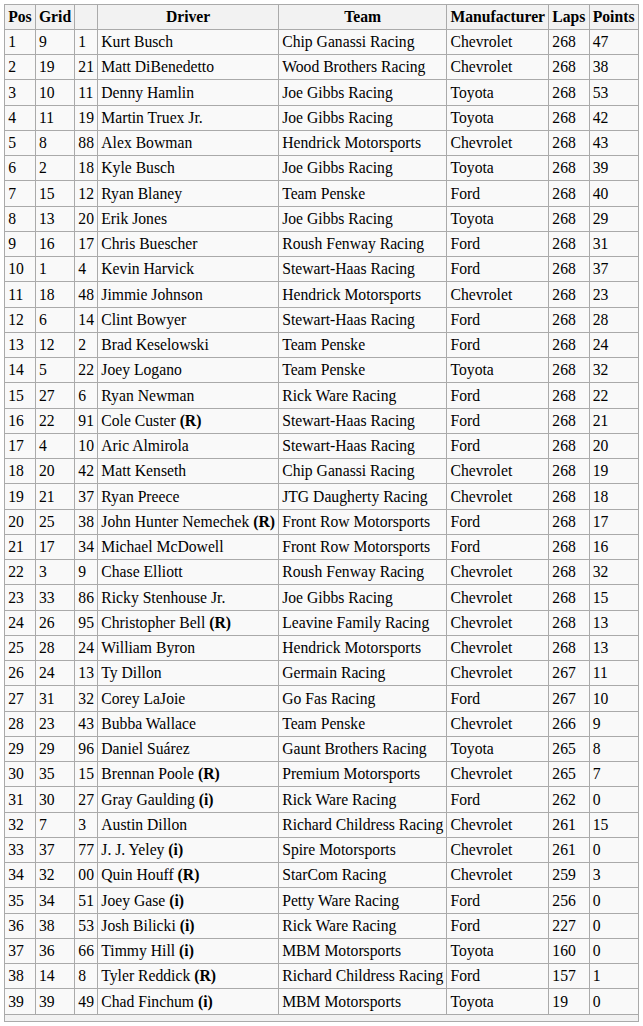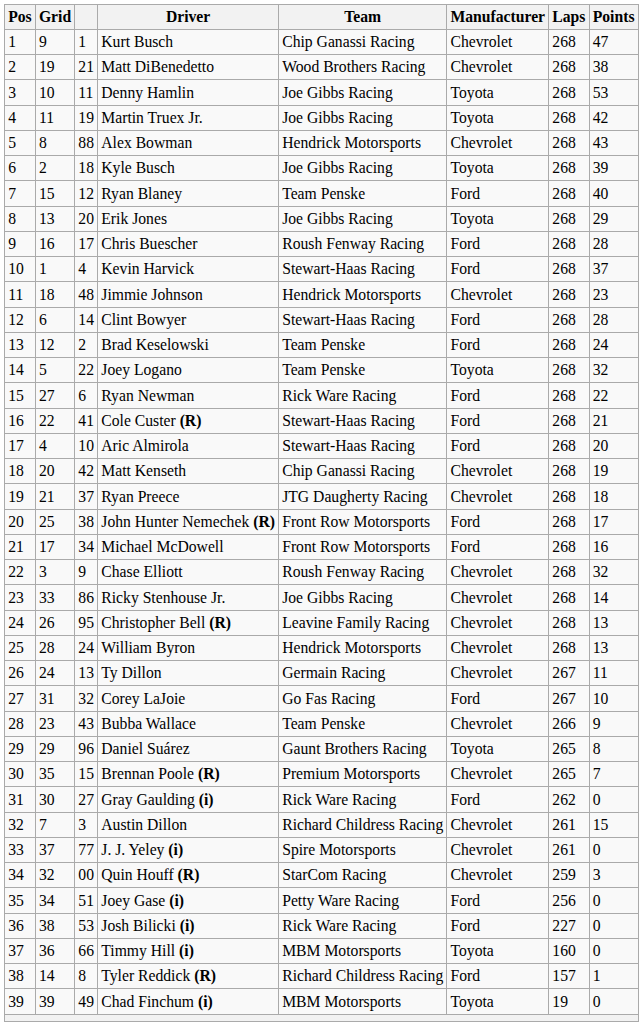(601, 244) 31 -> (601, 244) 28
(86, 420) 91 -> (86, 420) 41
(601, 597) 15 -> (601, 597) 14
